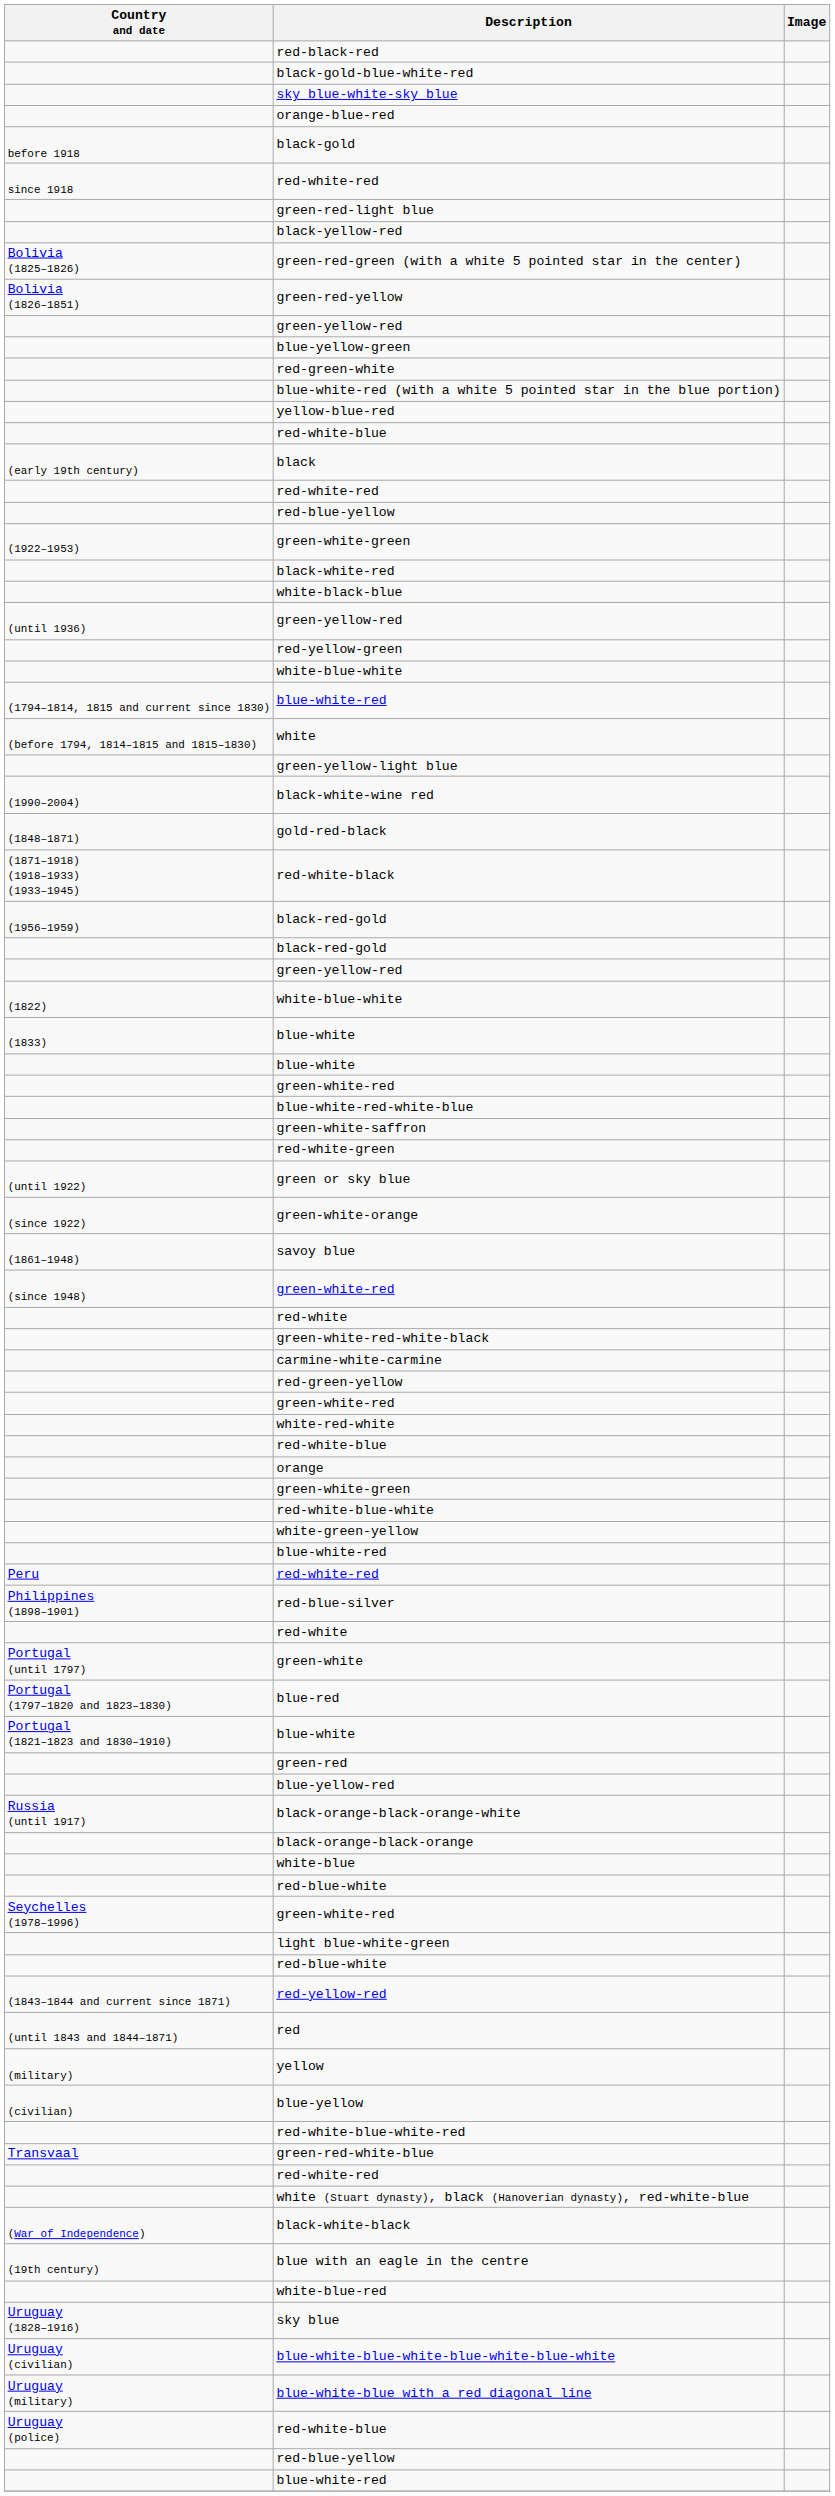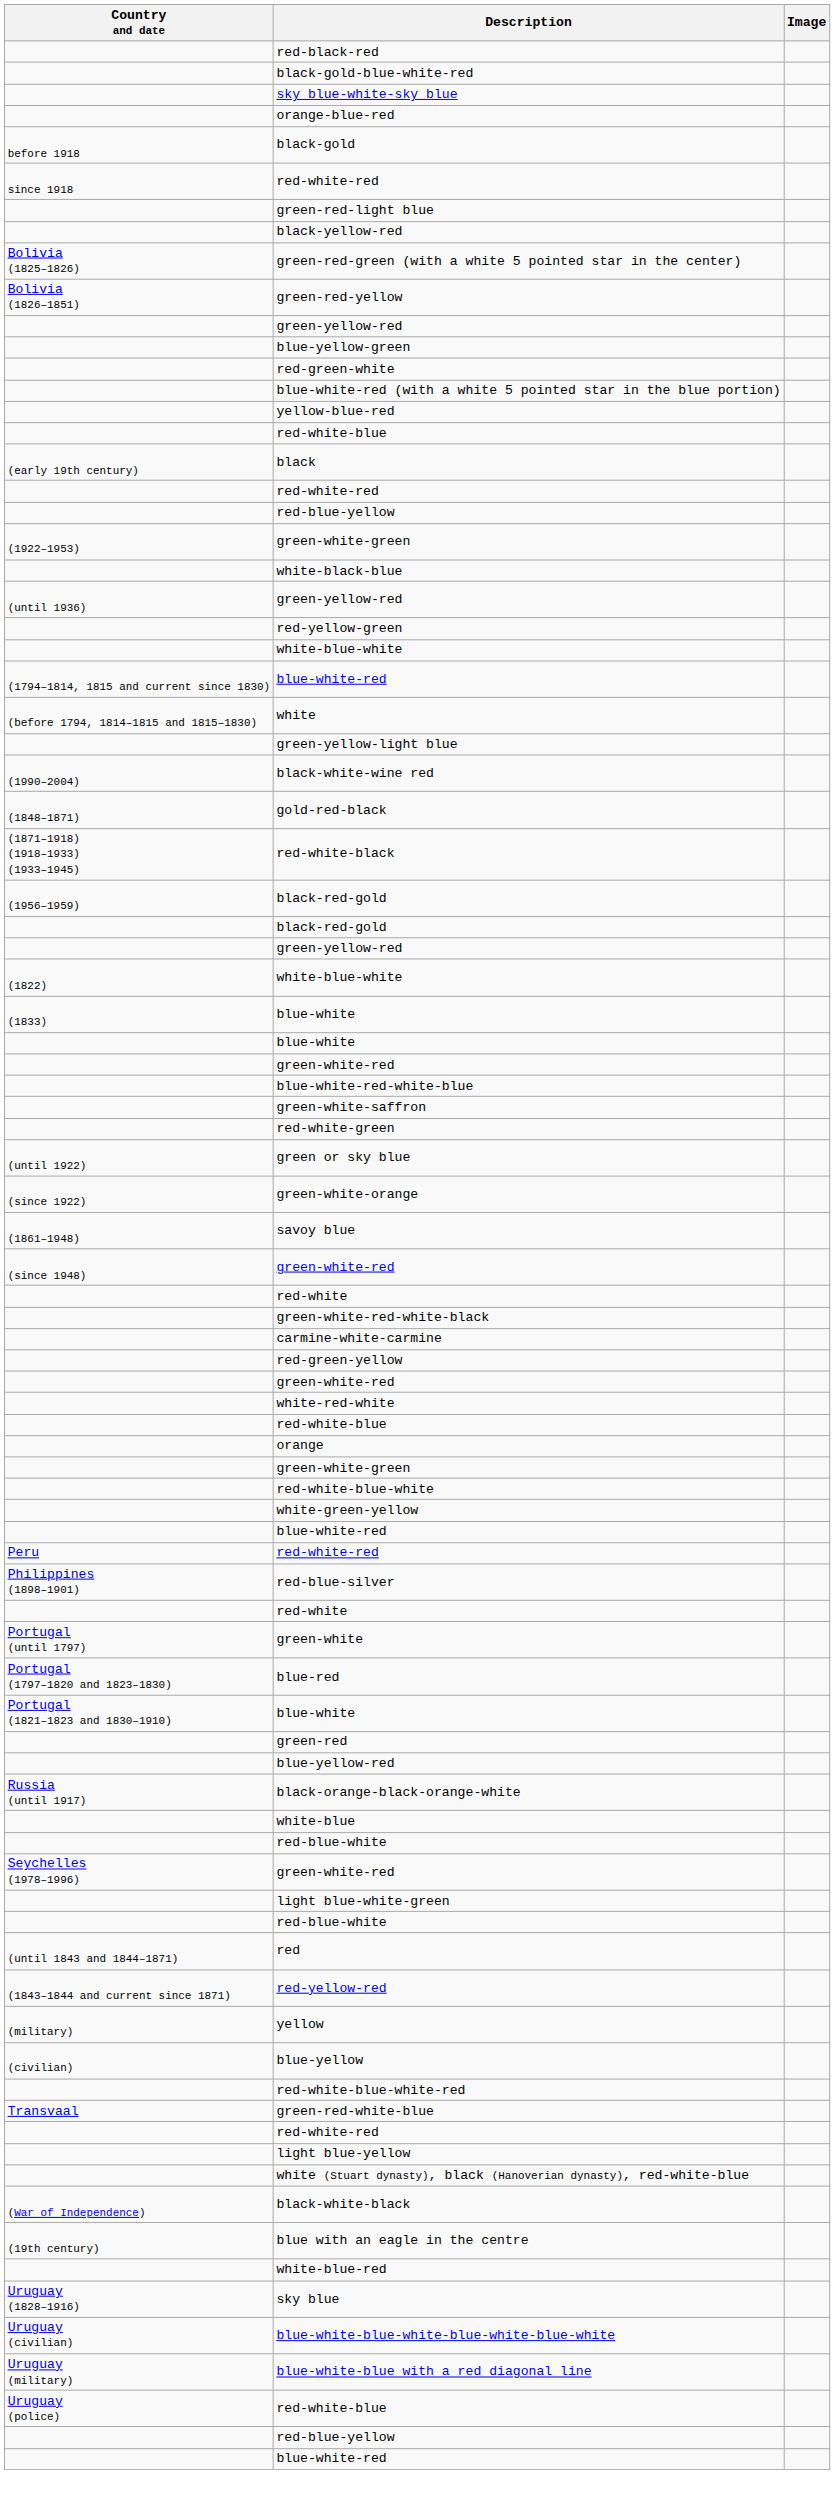- row: (139, 571)
- row: (139, 1843)
rows swapped: (93, 2039) <-> (119, 2002)
+ row: (139, 2154)
